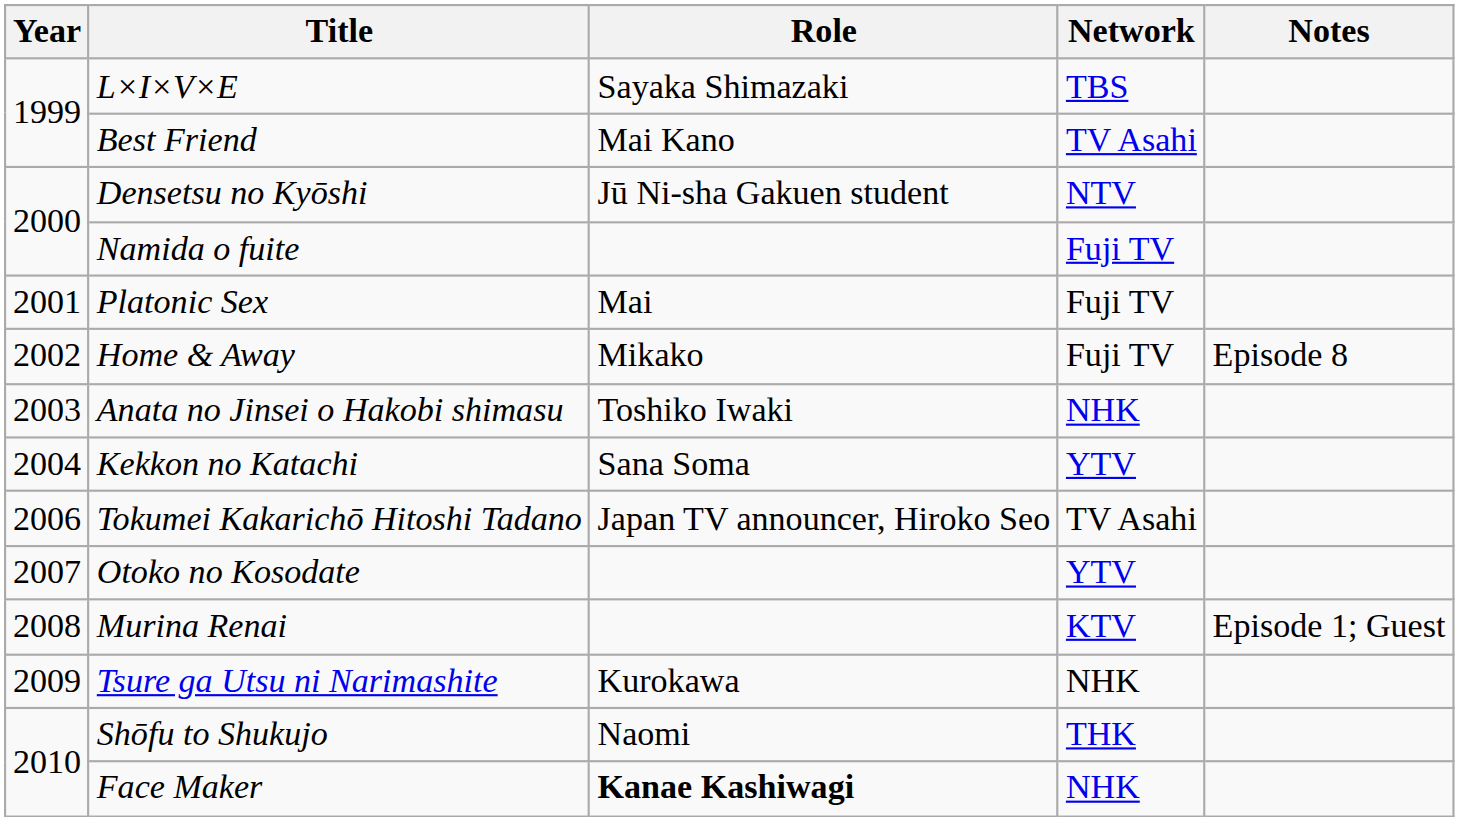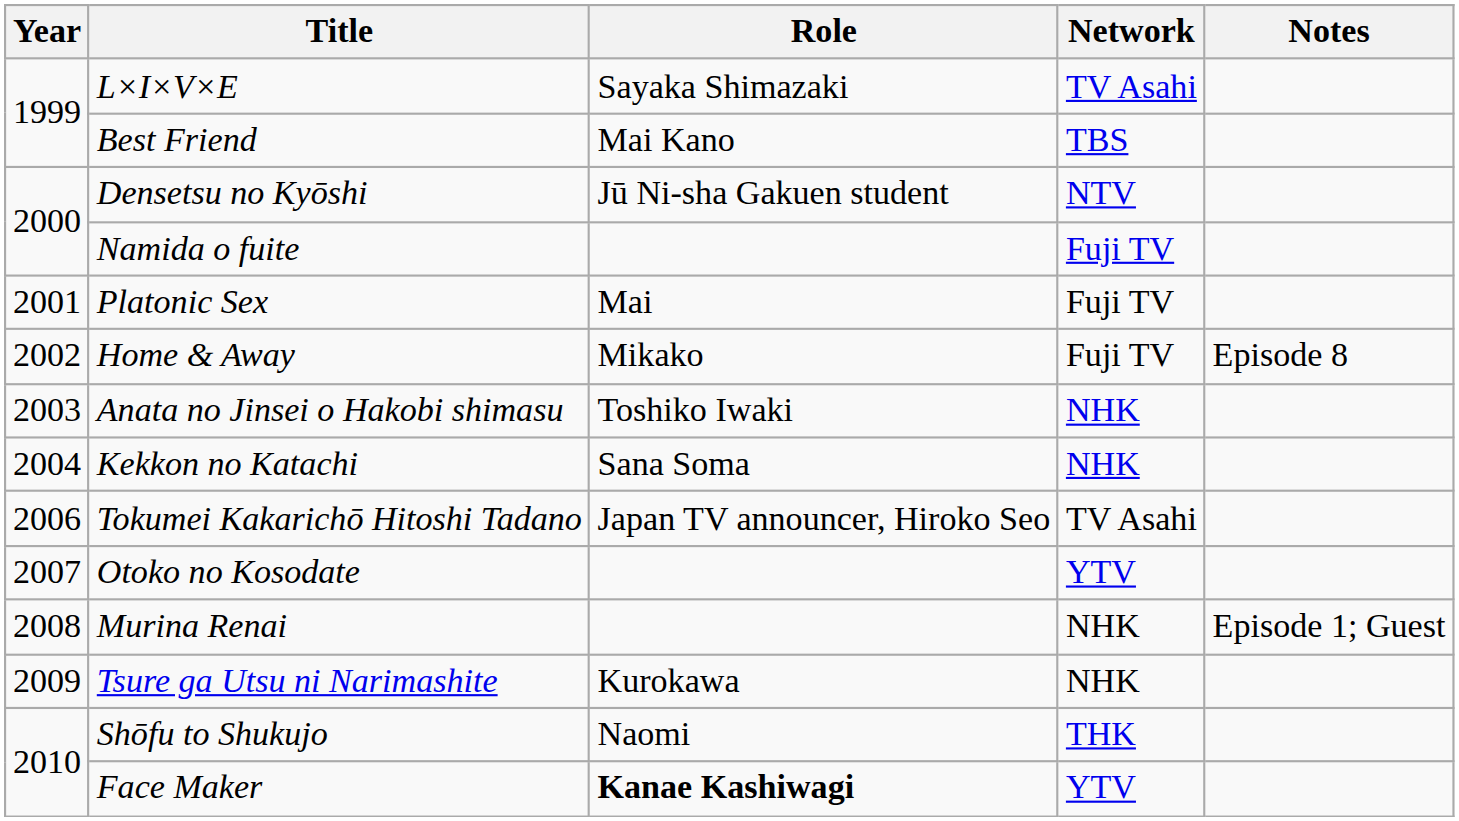(1097, 85) TBS -> (1131, 85) TV Asahi
(1131, 139) TV Asahi -> (1097, 139) TBS
(1101, 463) YTV -> (1103, 463) NHK
(1101, 626) KTV -> (1103, 626) NHK
(1103, 788) NHK -> (1101, 788) YTV
